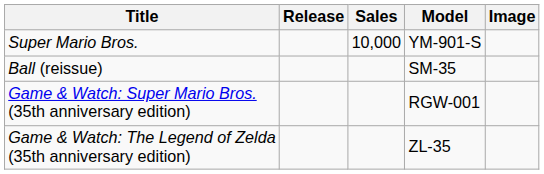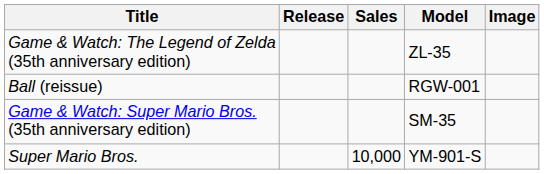rows swapped: (73, 42) <-> (142, 147)
(432, 68) SM-35 -> (444, 86) RGW-001
(444, 103) RGW-001 -> (432, 121) SM-35
